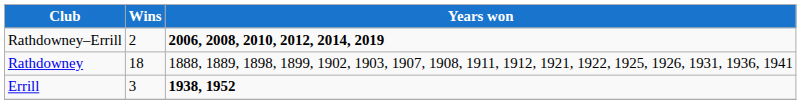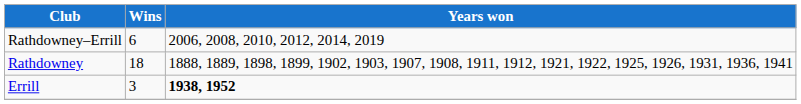(133, 39) 2 -> (133, 39) 6
(276, 39) bold -> (276, 39) normal
